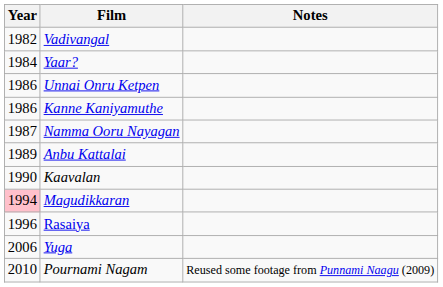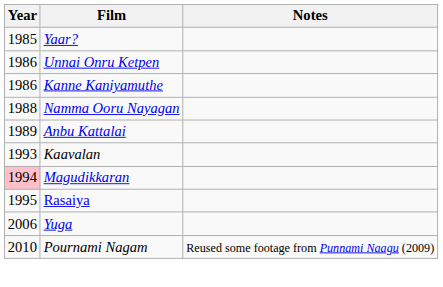- row: (76, 39)
(22, 62) 1984 -> (22, 39) 1985
(22, 131) 1987 -> (22, 108) 1988
(22, 177) 1990 -> (22, 154) 1993
(22, 223) 1996 -> (22, 200) 1995
